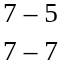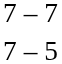rows swapped: (30, 50) <-> (30, 13)
